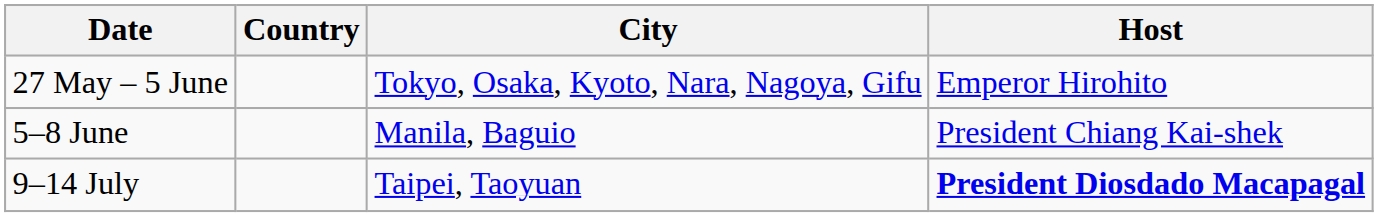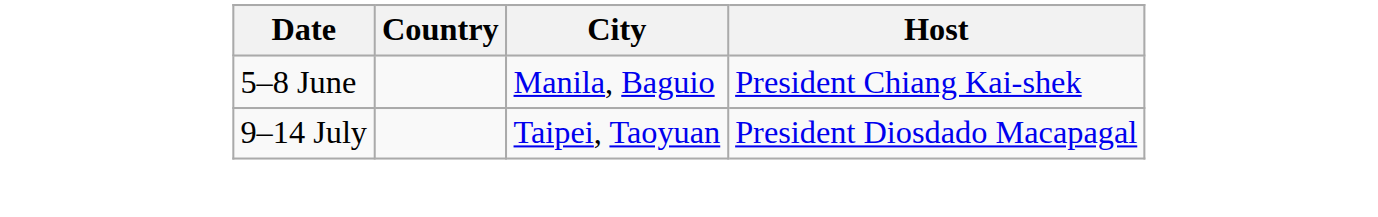- row: (120, 81)
(1151, 183) bold -> (936, 132) normal
